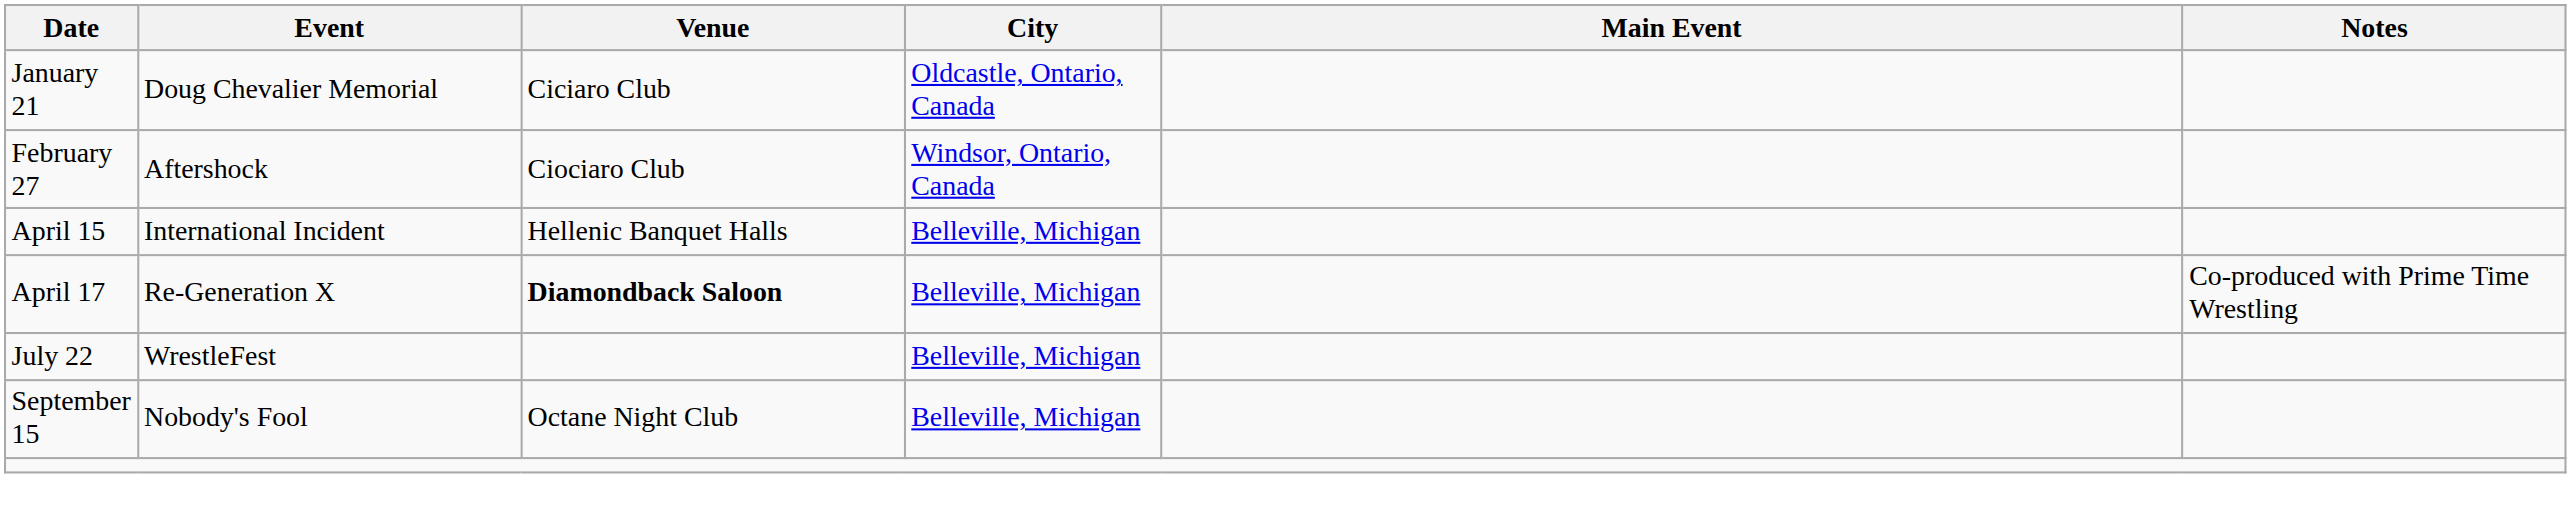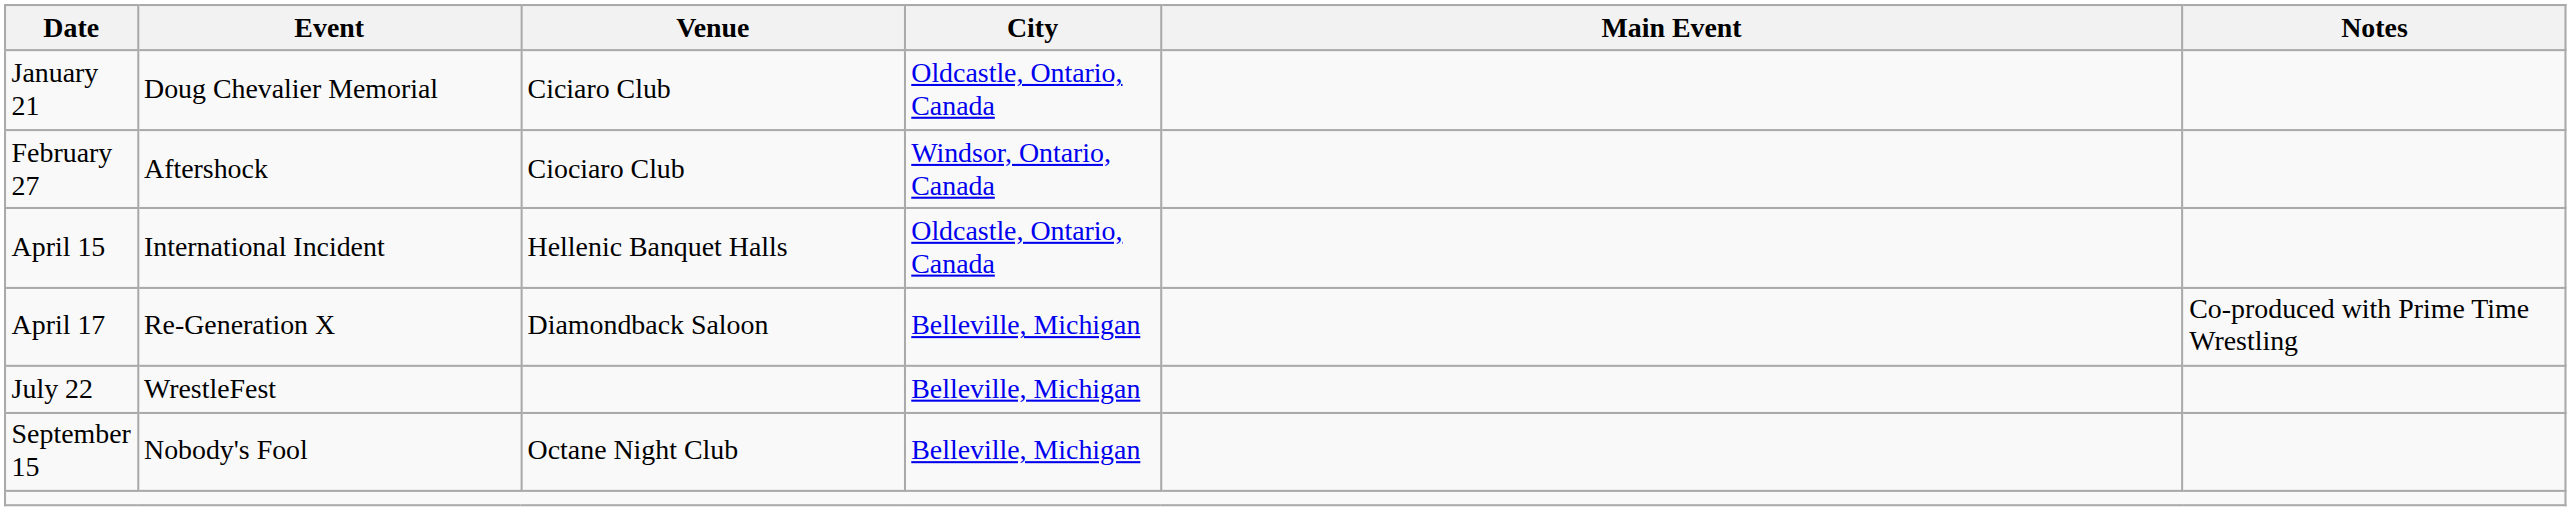(1026, 230) Belleville, Michigan -> (1017, 247) Oldcastle, Ontario, Canada
(655, 293) bold -> (648, 325) normal
